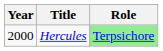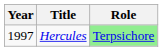(21, 35) 2000 -> (21, 35) 1997
